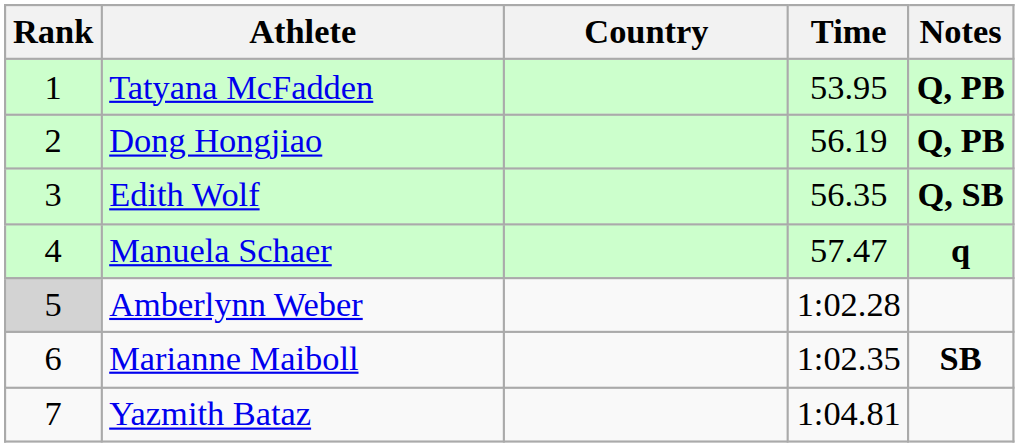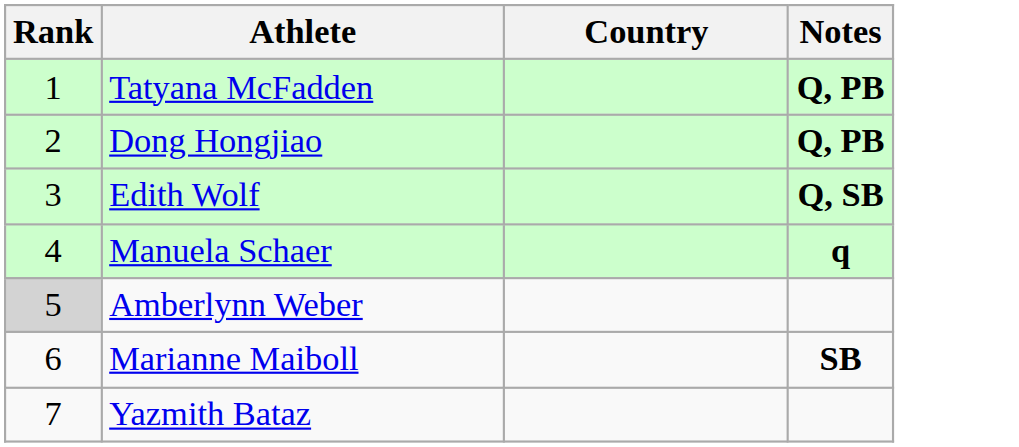- column: (849, 31)
